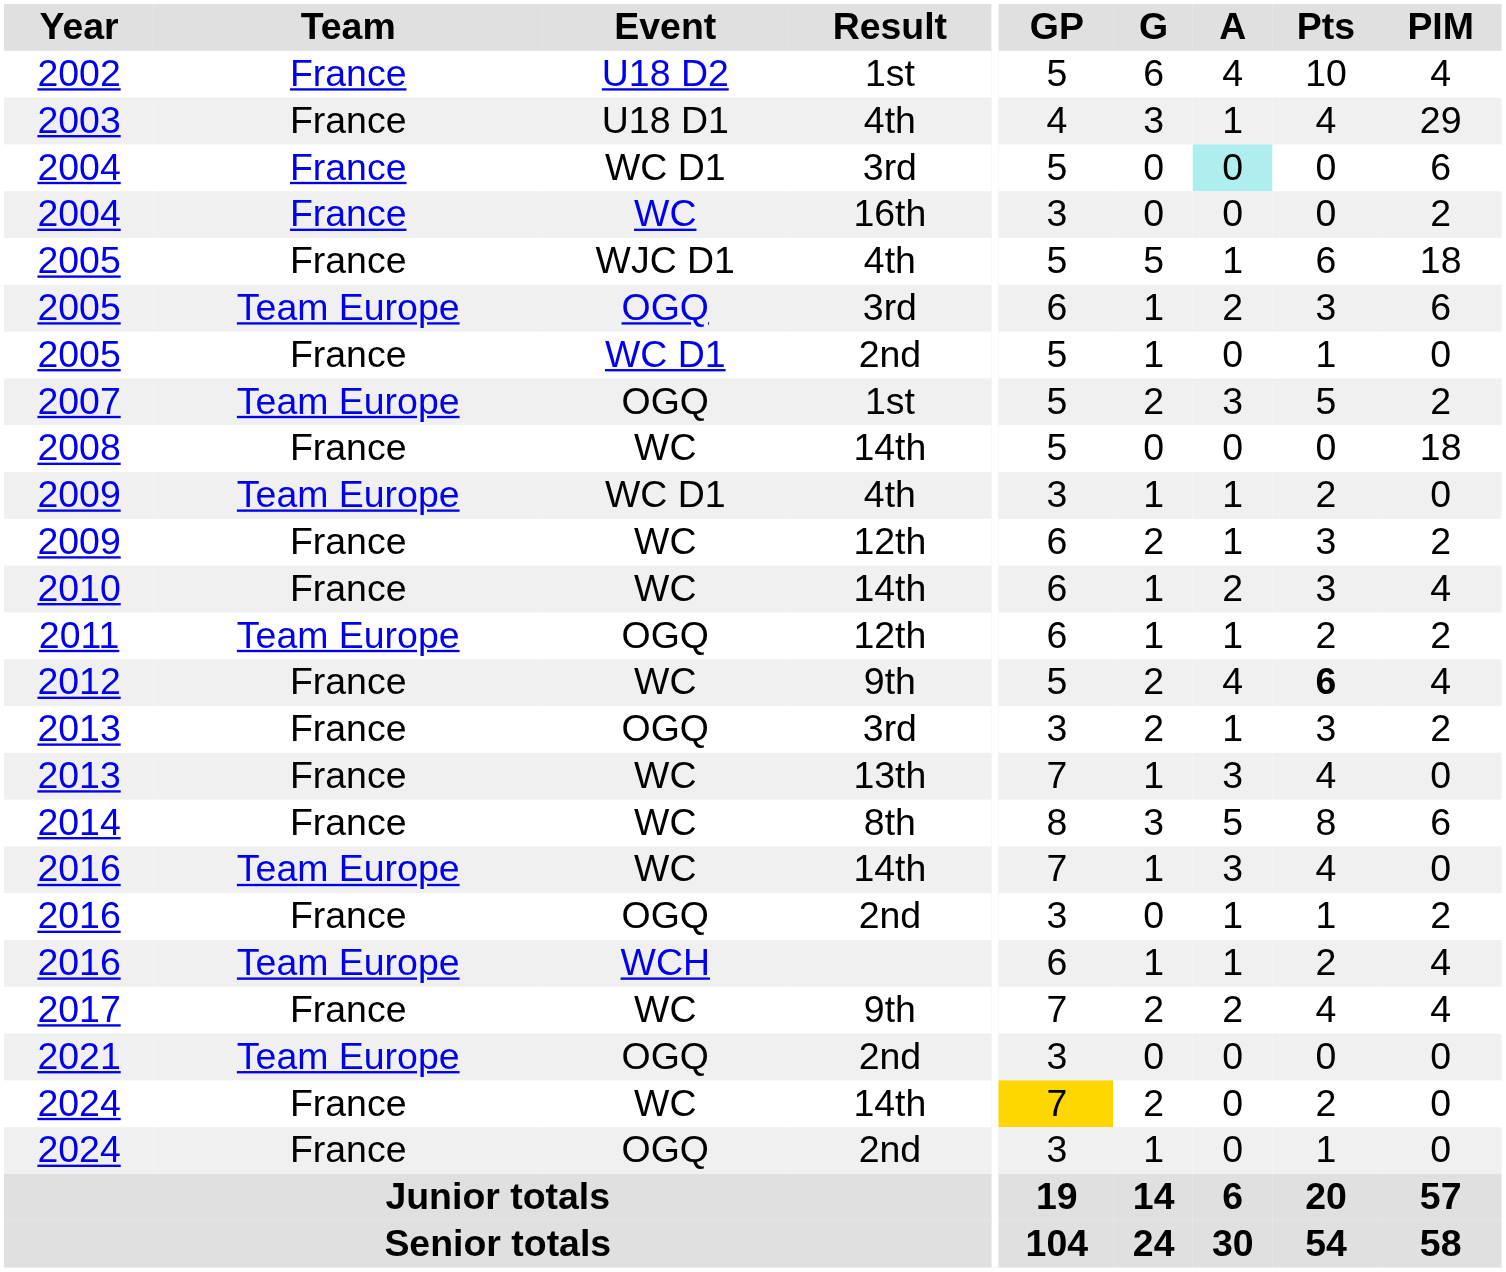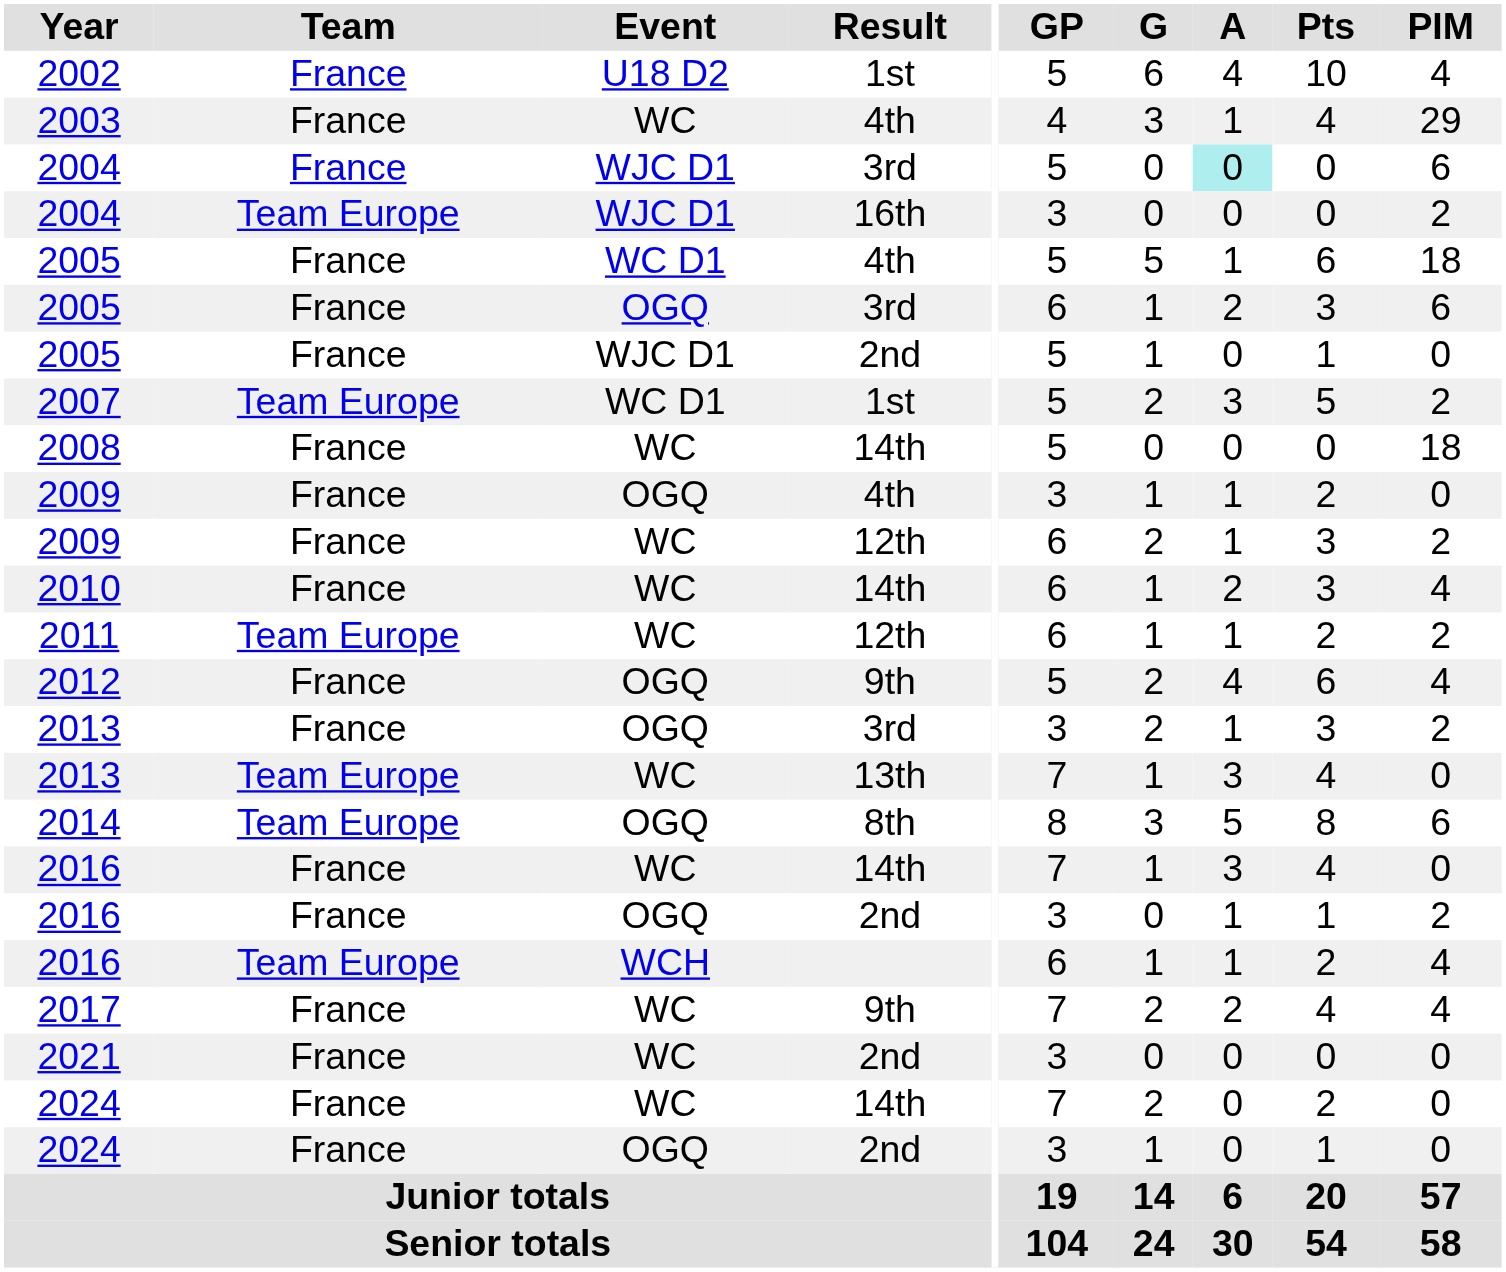(665, 120) U18 D1 -> (665, 120) WC
(665, 167) WC D1 -> (665, 167) WJC D1
(348, 213) France -> (348, 213) Team Europe
(665, 213) WC -> (665, 213) WJC D1
(665, 260) WJC D1 -> (665, 260) WC D1
(348, 307) Team Europe -> (348, 307) France
(665, 354) WC D1 -> (665, 354) WJC D1
(665, 401) OGQ -> (665, 401) WC D1
(348, 494) Team Europe -> (348, 494) France
(665, 494) WC D1 -> (665, 494) OGQ
(665, 635) OGQ -> (665, 635) WC
(665, 681) WC -> (665, 681) OGQ
(1326, 681) bold -> (1326, 681) normal
(348, 775) France -> (348, 775) Team Europe
(348, 822) France -> (348, 822) Team Europe
(665, 822) WC -> (665, 822) OGQ
(348, 869) Team Europe -> (348, 869) France
(348, 1056) Team Europe -> (348, 1056) France
(665, 1056) OGQ -> (665, 1056) WC
(1057, 1103) gold background -> (1057, 1103) no background
